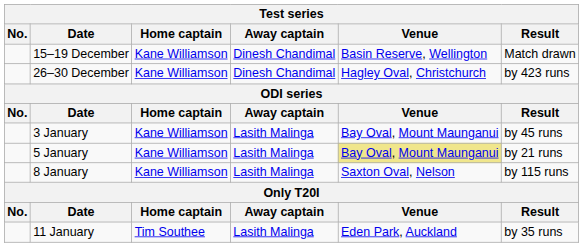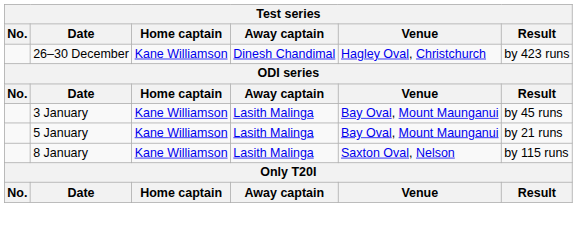- row: (81, 53)
(420, 152) khaki background -> (420, 133) no background
- row: (64, 232)
